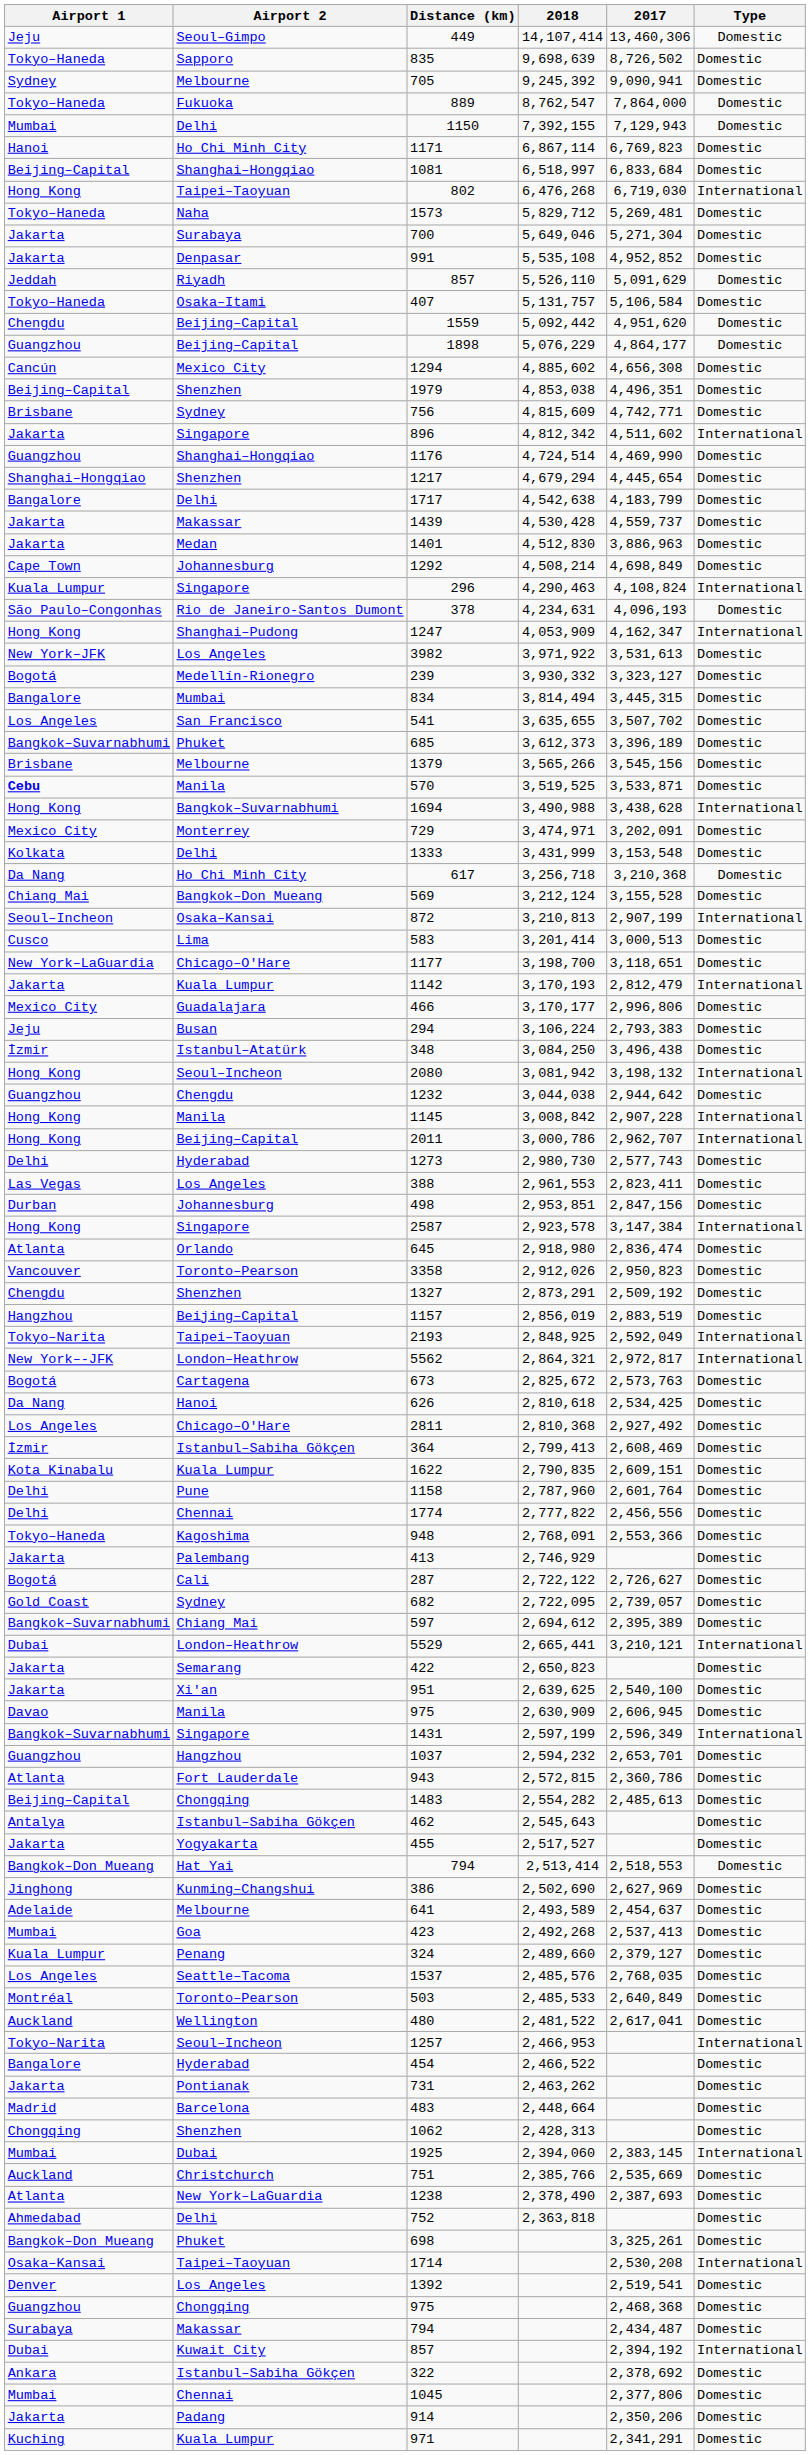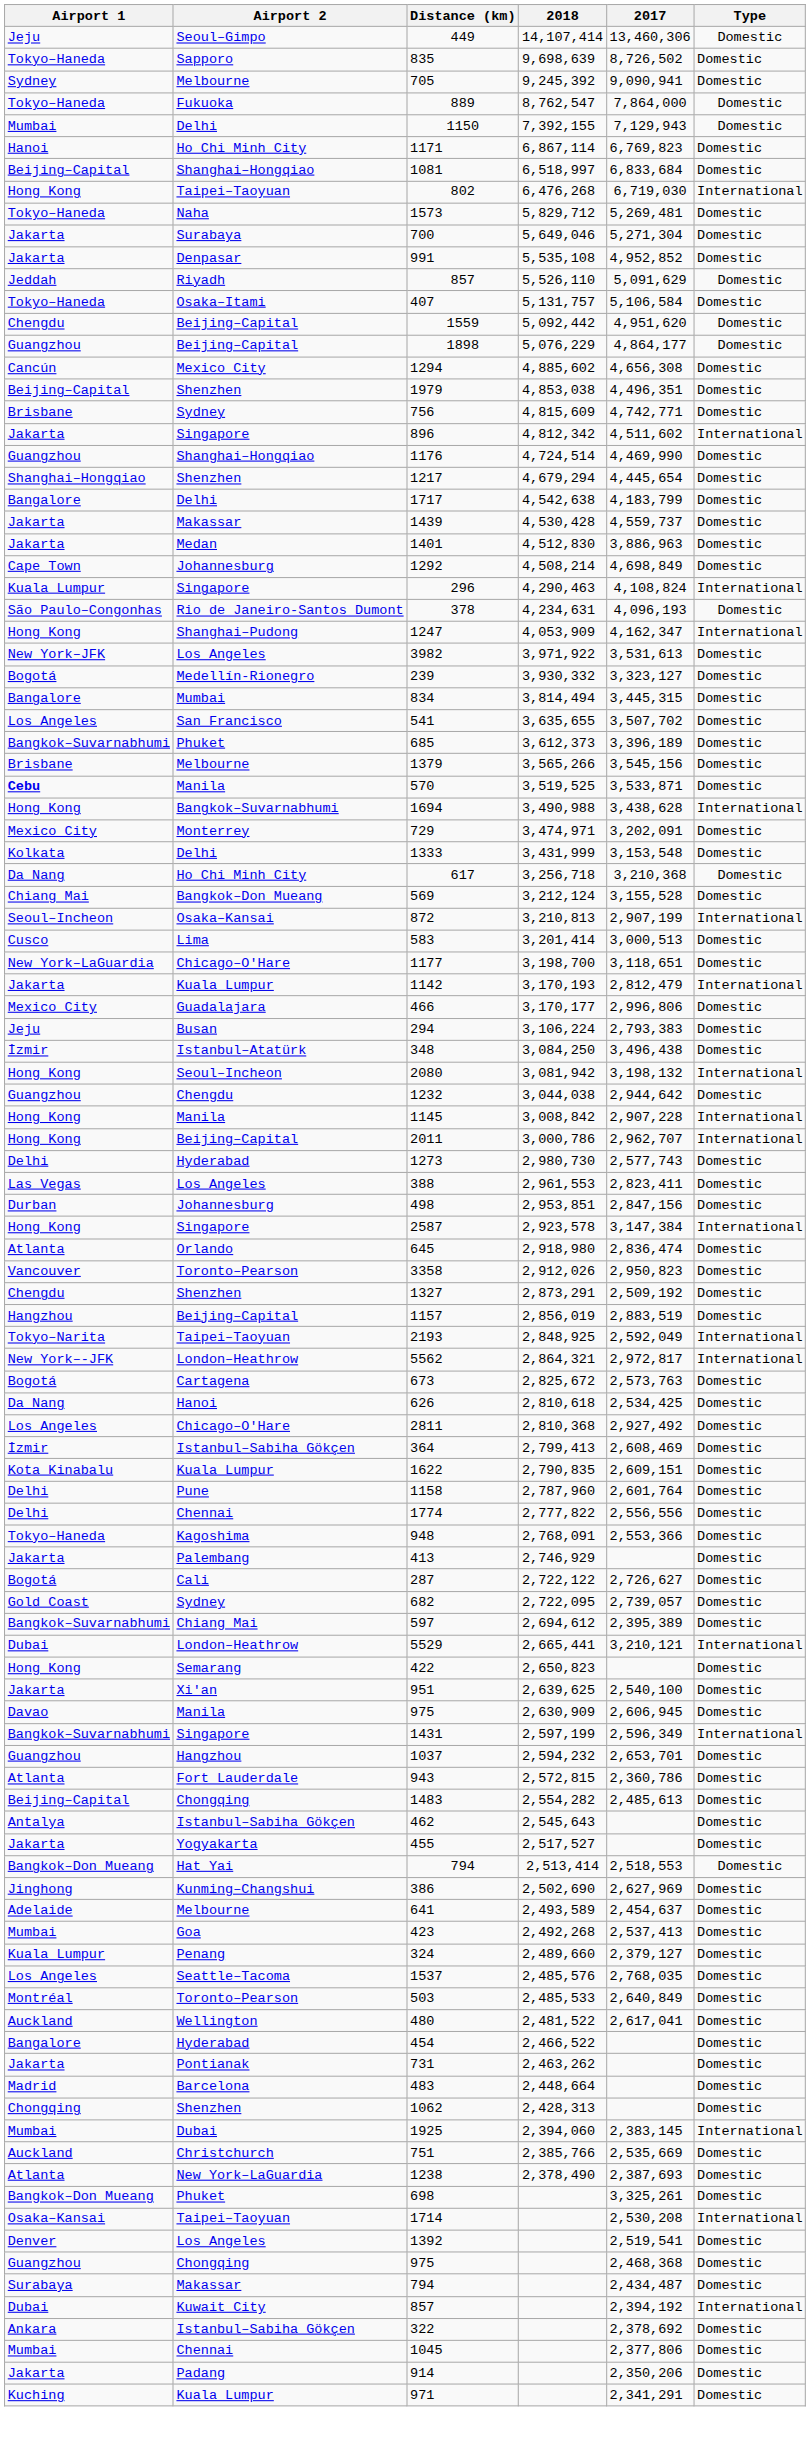(646, 1514) 2,456,556 -> (646, 1514) 2,556,556
(36, 1668) Jakarta -> (44, 1668) Hong Kong
- row: (426, 2043)
- row: (422, 2219)
